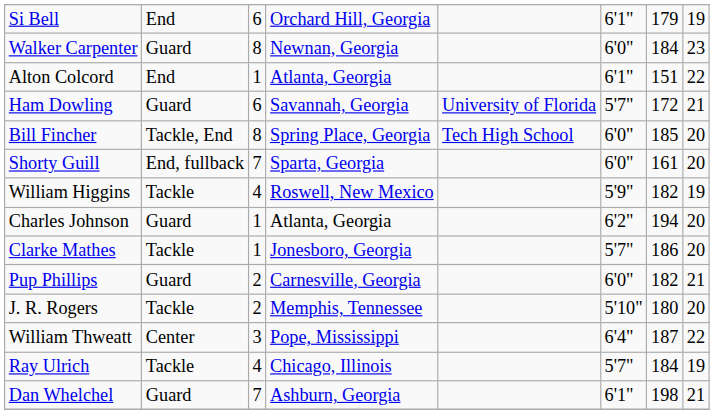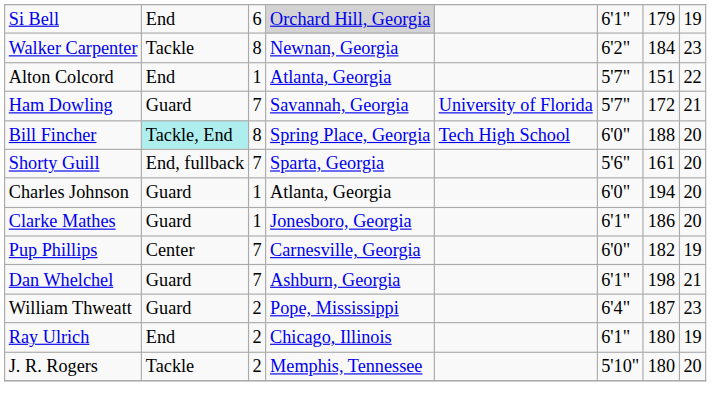(350, 18) no background -> (350, 18) lightgrey background
(169, 47) Guard -> (170, 47) Tackle
(619, 47) 6'0" -> (616, 47) 6'2"
(619, 76) 6'1" -> (616, 76) 5'7"
(257, 105) 6 -> (257, 105) 7
(189, 134) no background -> (189, 134) paleturquoise background
(665, 134) 185 -> (661, 134) 188
(619, 163) 6'0" -> (616, 163) 5'6"
- row: (69, 192)
(619, 221) 6'2" -> (616, 192) 6'0"
(170, 250) Tackle -> (169, 221) Guard
(619, 250) 5'7" -> (616, 221) 6'1"
(169, 279) Guard -> (170, 250) Center
(257, 279) 2 -> (257, 250) 7
(696, 279) 21 -> (693, 250) 19
rows swapped: (53, 308) <-> (61, 395)
(170, 337) Center -> (169, 308) Guard
(257, 337) 3 -> (257, 308) 2
(696, 337) 22 -> (693, 308) 23
(170, 366) Tackle -> (161, 337) End
(257, 366) 4 -> (257, 337) 2
(619, 366) 5'7" -> (616, 337) 6'1"
(665, 366) 184 -> (661, 337) 180
